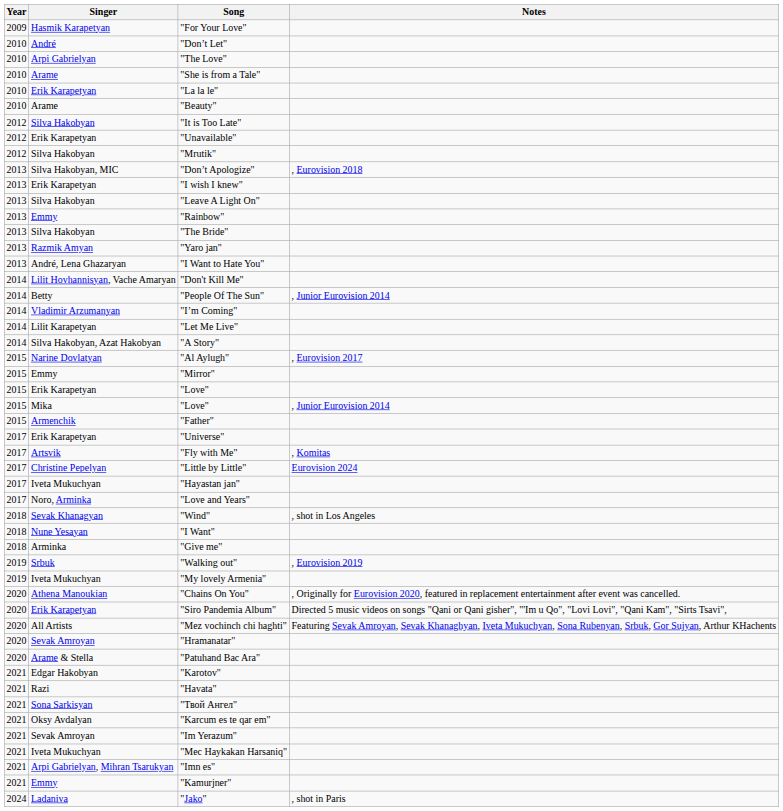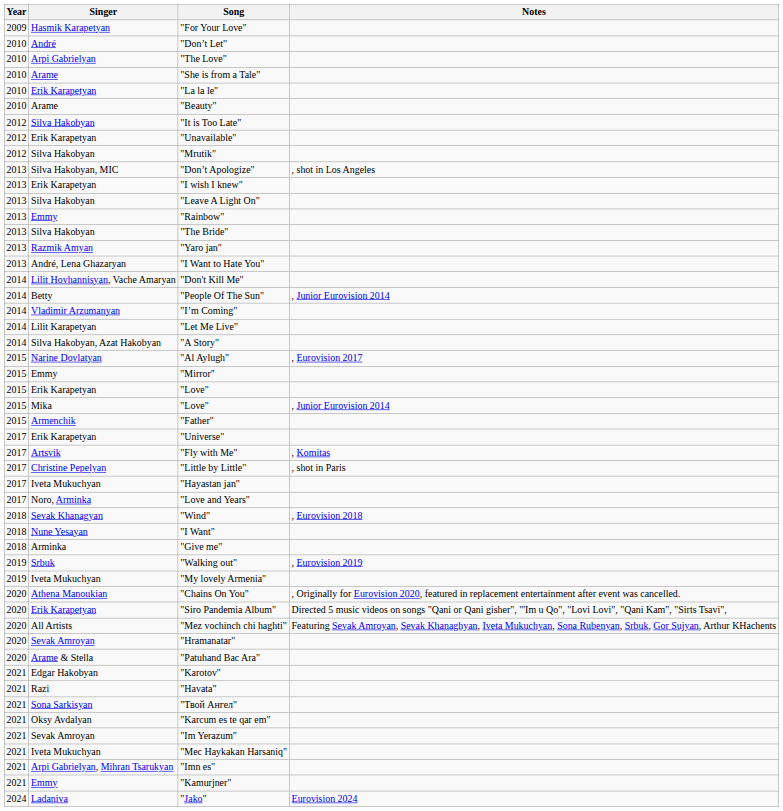(327, 169) , Eurovision 2018 -> (333, 169) , shot in Los Angeles
(325, 468) Eurovision 2024 -> (319, 468) , shot in Paris
(333, 515) , shot in Los Angeles -> (327, 515) , Eurovision 2018
(319, 798) , shot in Paris -> (325, 798) Eurovision 2024
